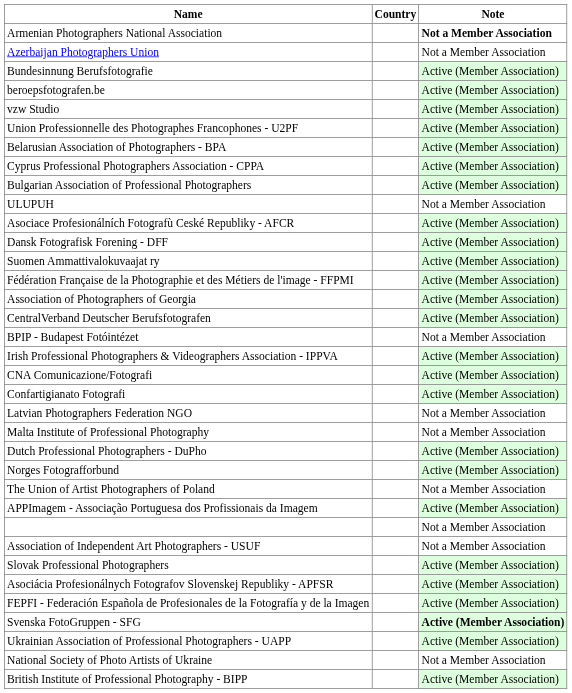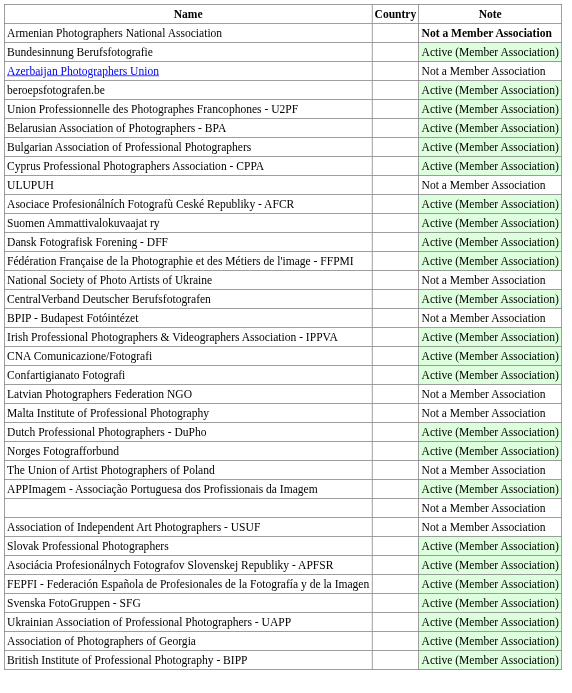rows swapped: (80, 70) <-> (83, 52)
- row: (33, 108)
rows swapped: (129, 184) <-> (136, 165)
rows swapped: (88, 241) <-> (83, 260)
rows swapped: (101, 298) <-> (110, 660)
(493, 622) bold -> (490, 602) normal
